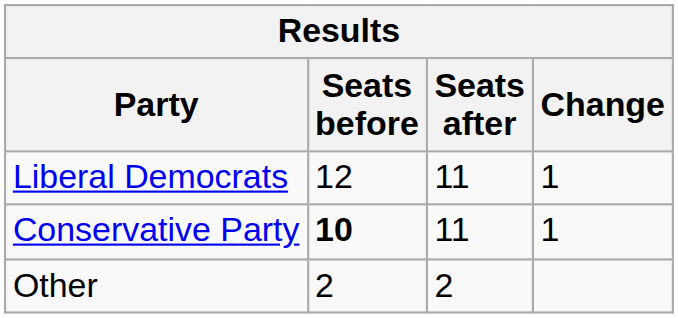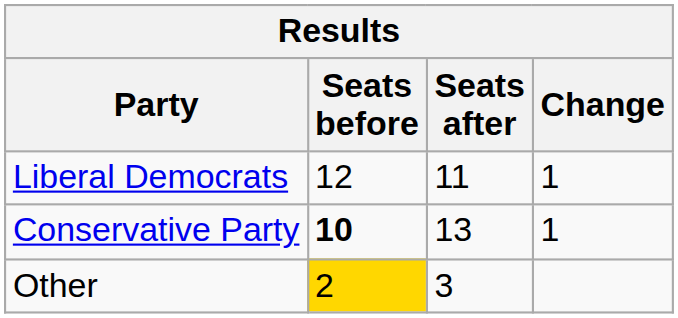(452, 230) 11 -> (453, 230) 13
(325, 284) no background -> (325, 284) gold background
(444, 284) 2 -> (444, 284) 3
